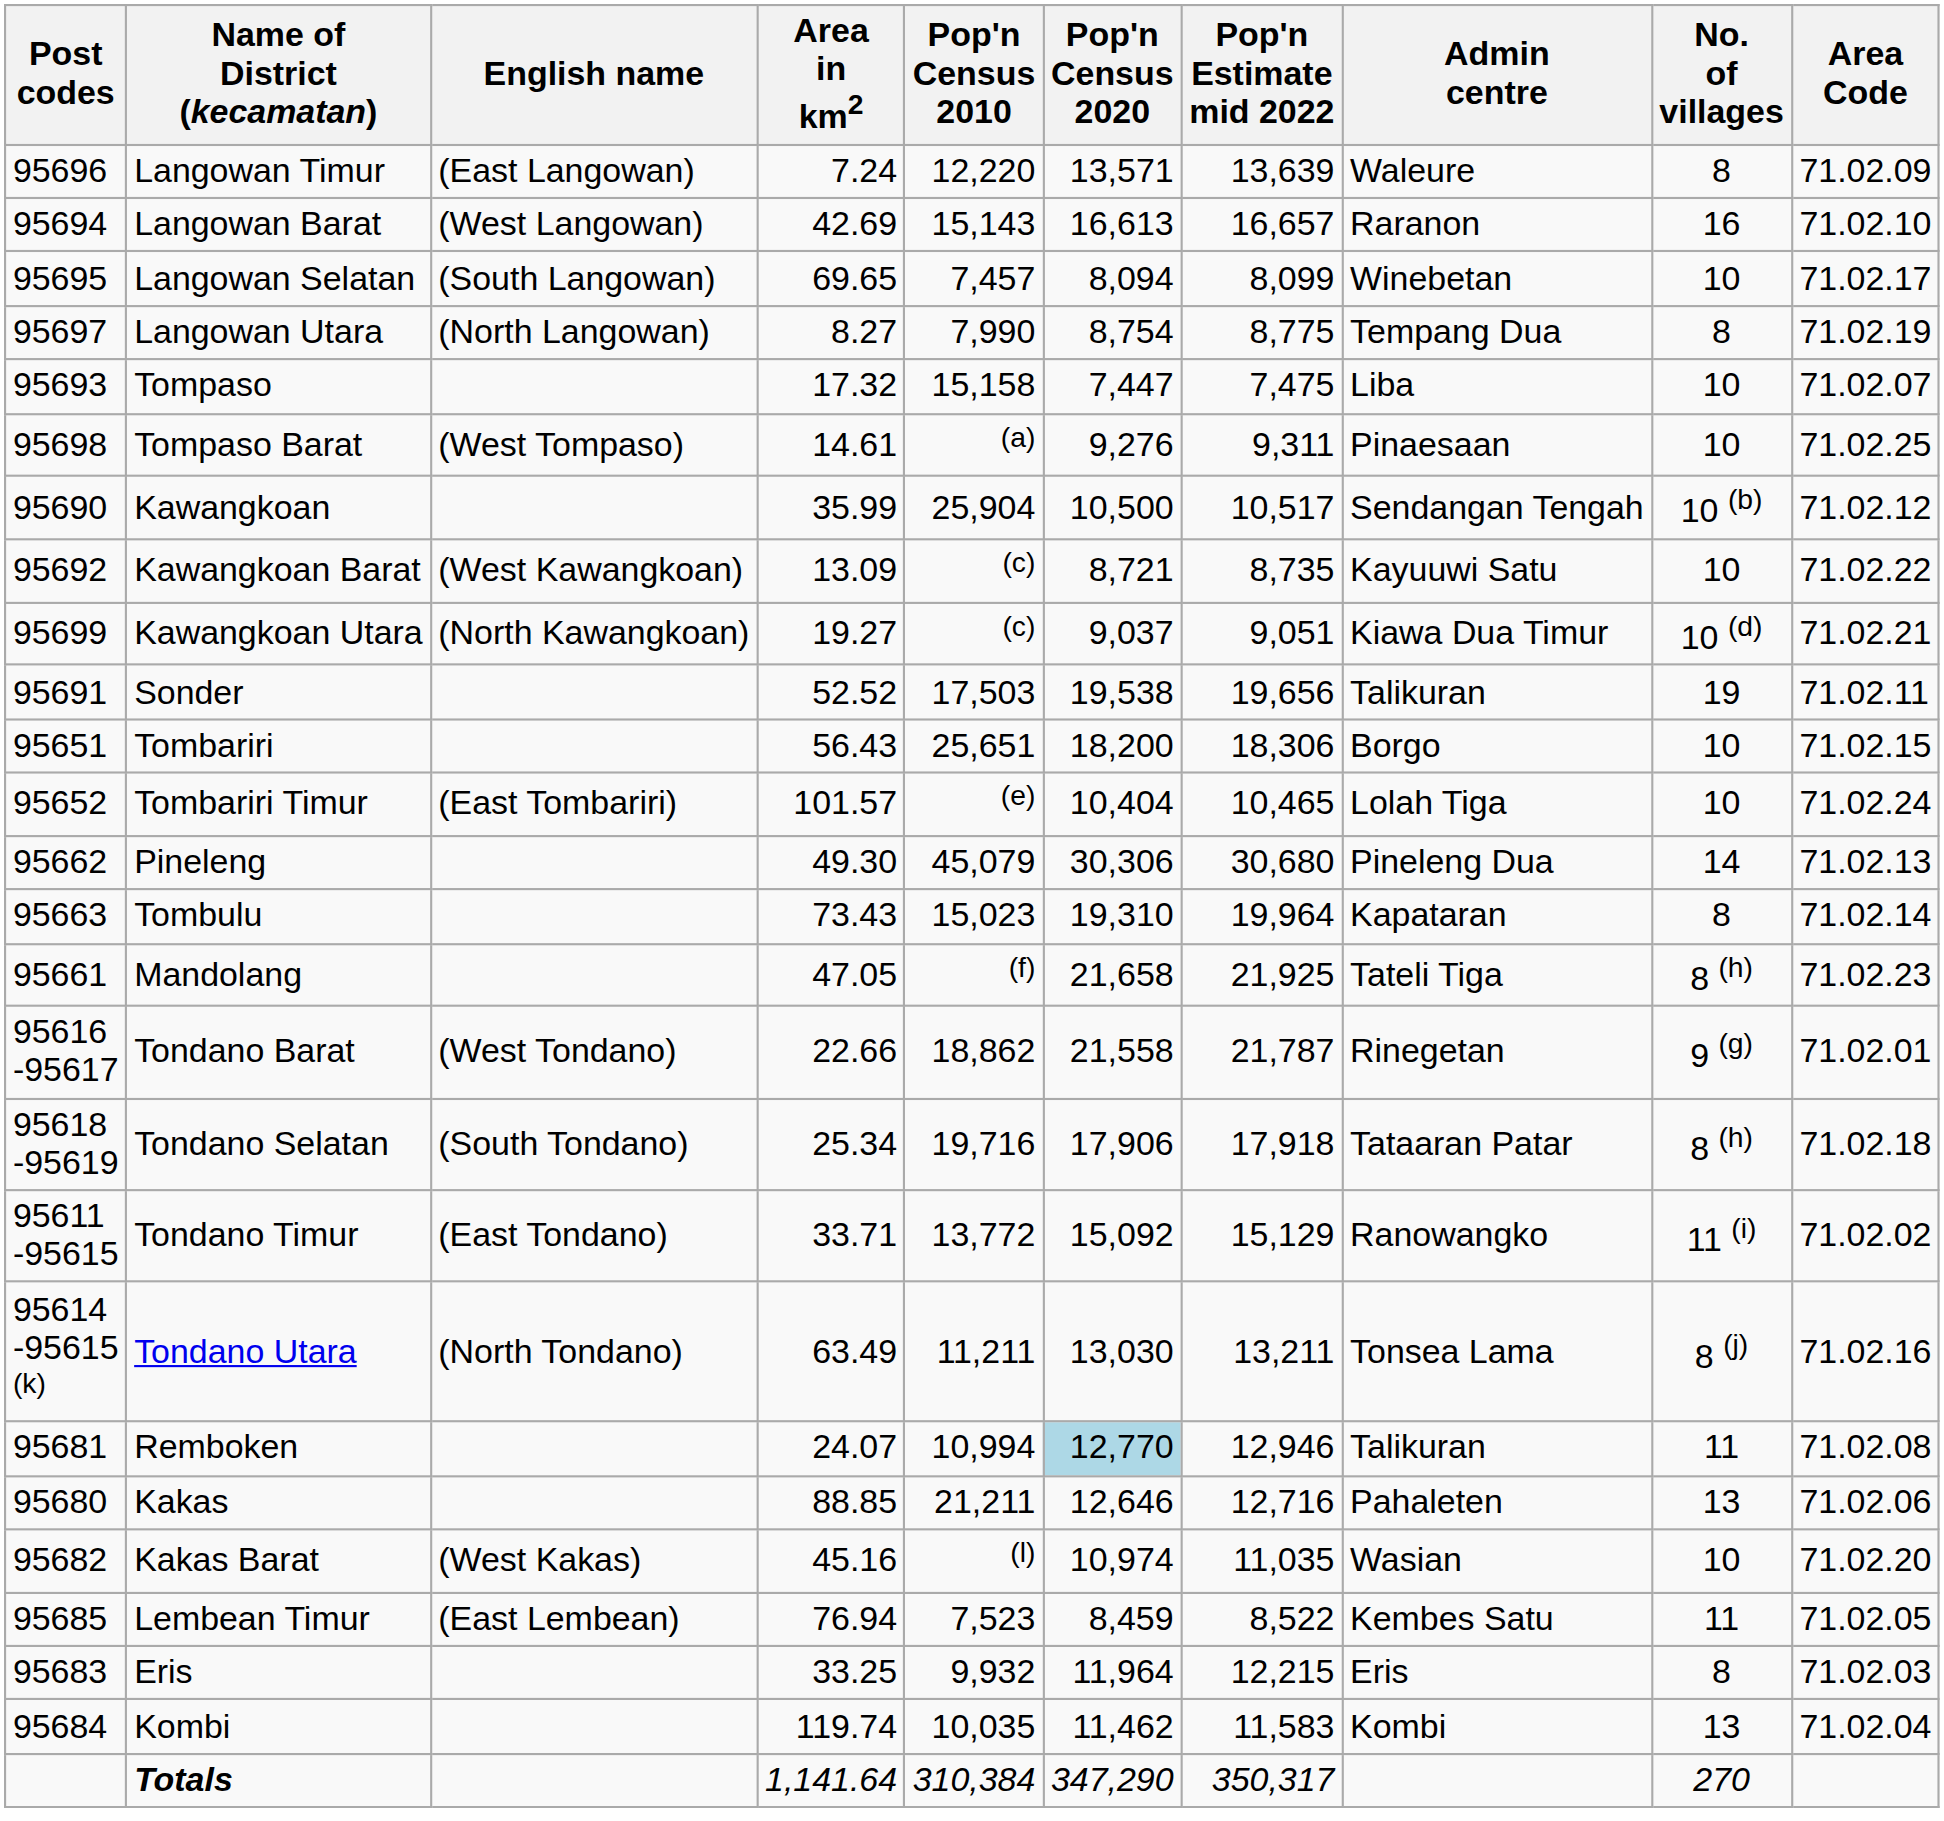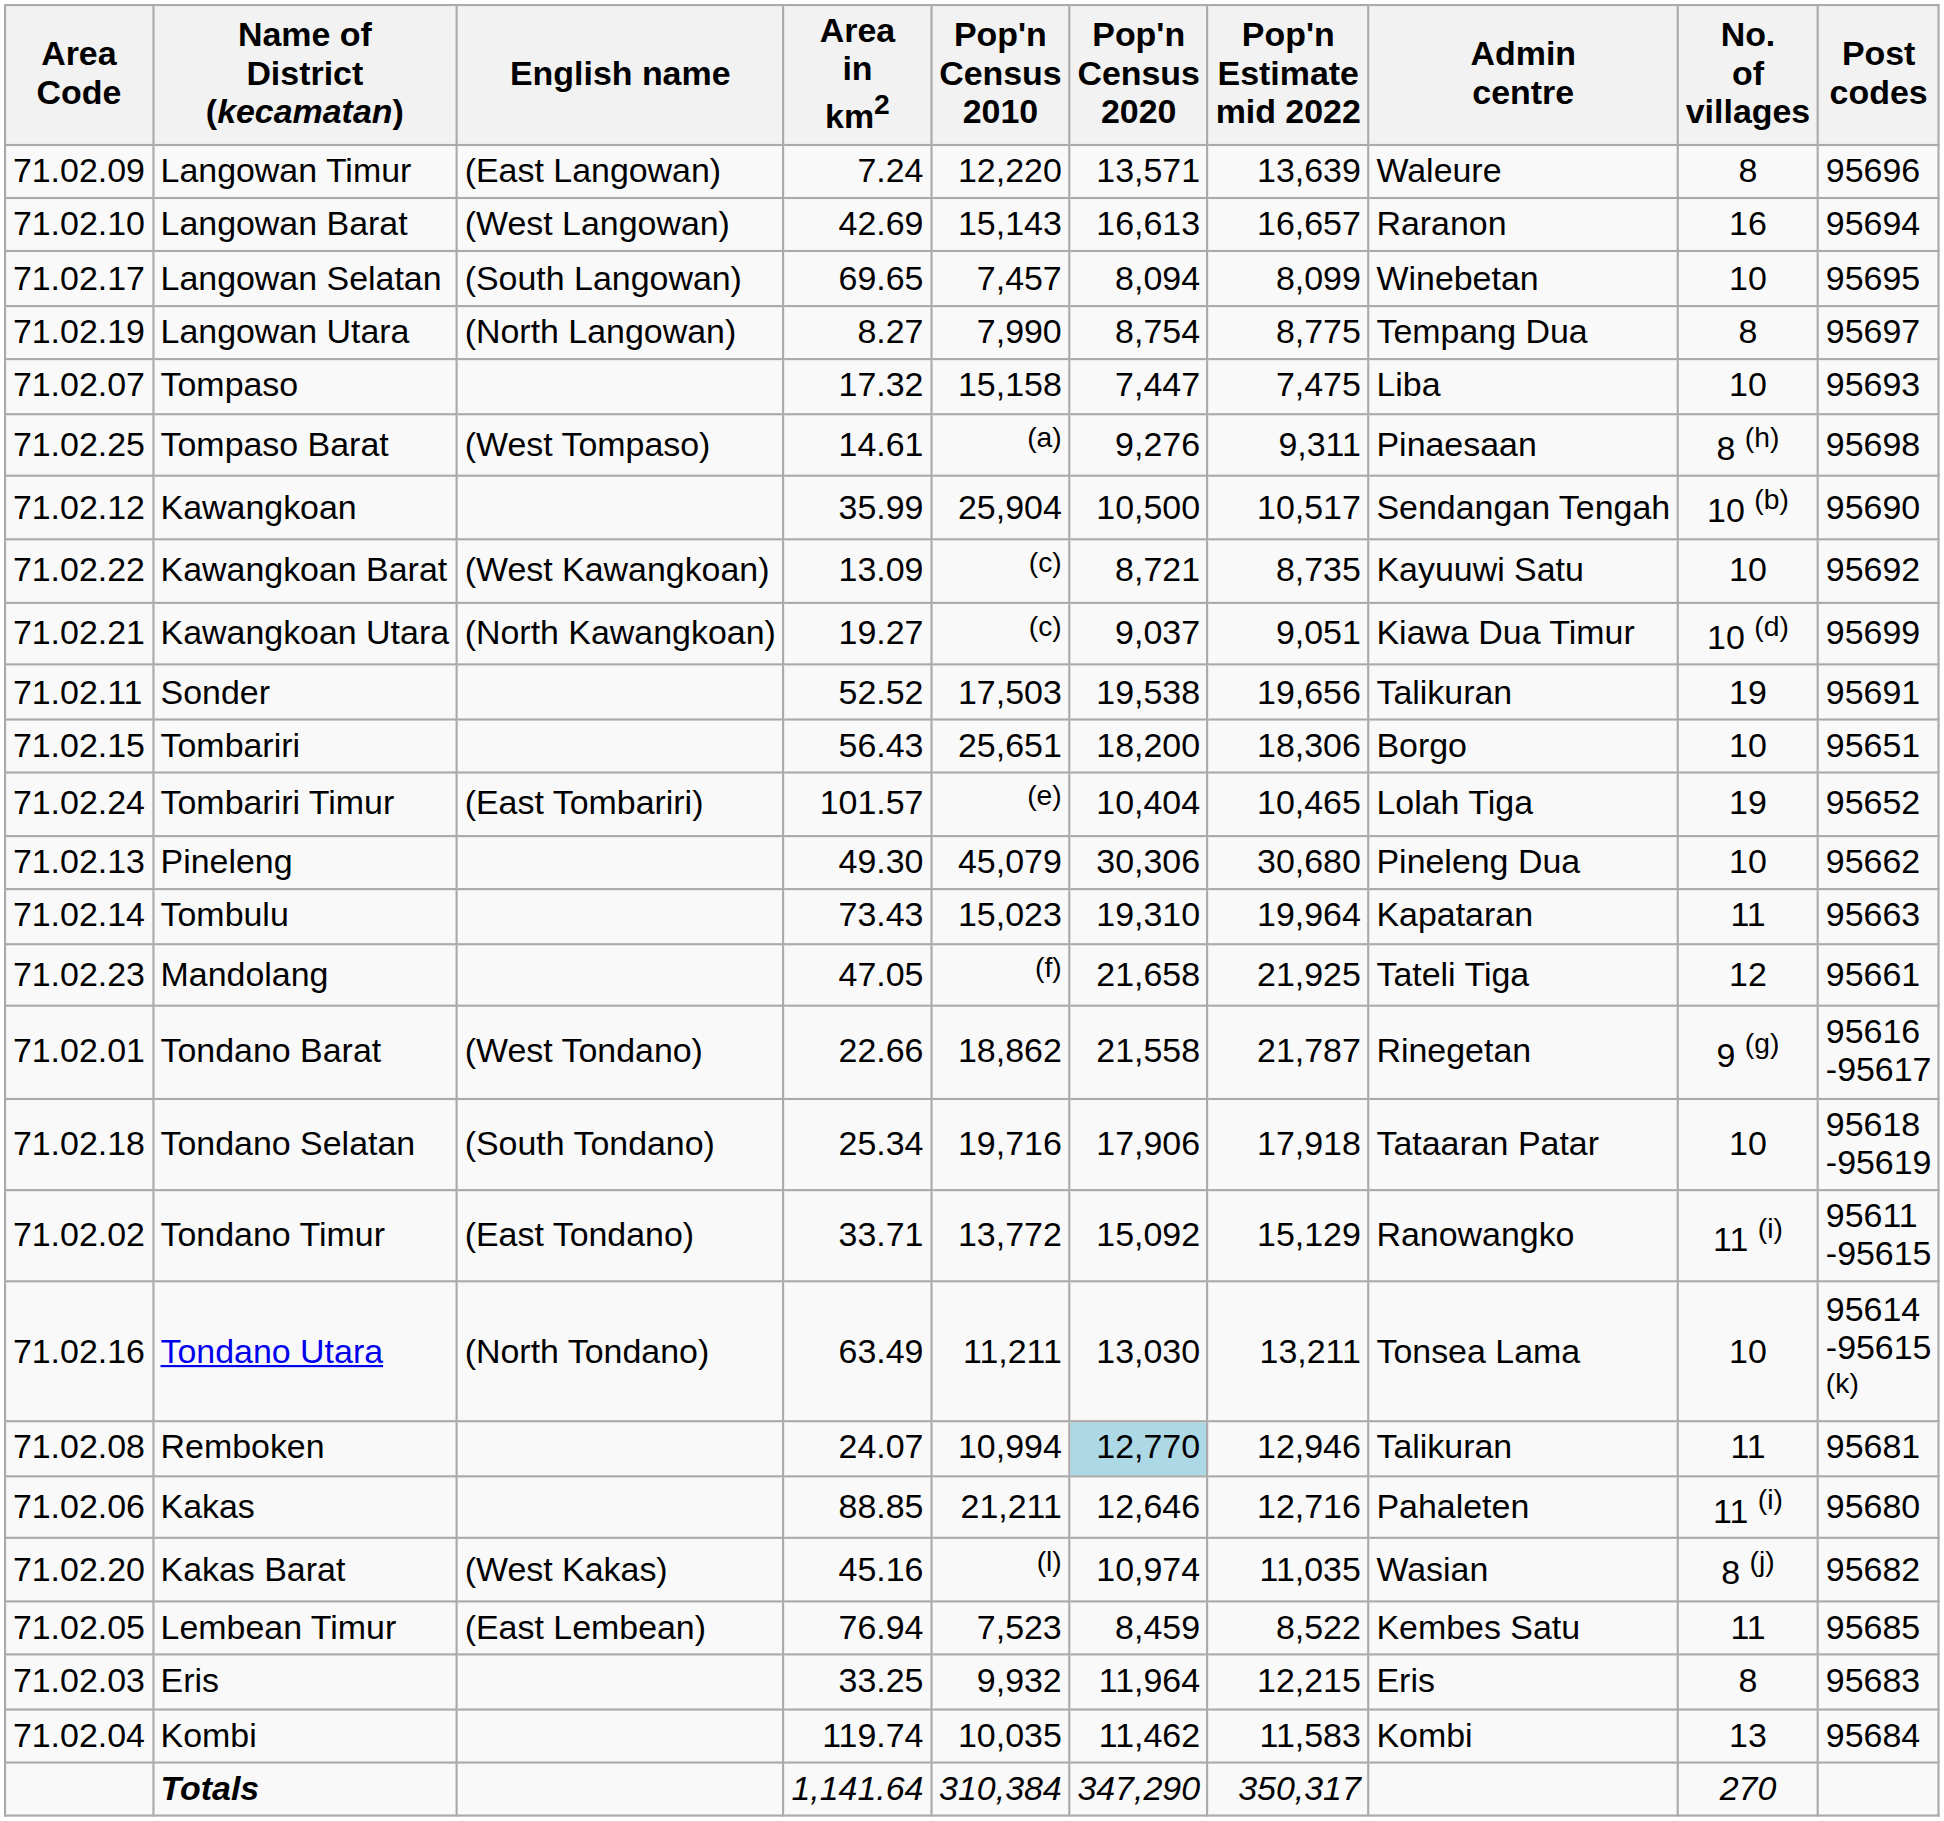columns swapped: (1865, 74) <-> (66, 74)
(1722, 444) 10 -> (1748, 444) 8 (h)
(1722, 803) 10 -> (1748, 803) 19
(1722, 862) 14 -> (1748, 862) 10
(1722, 915) 8 -> (1748, 915) 11
(1722, 974) 8 (h) -> (1748, 974) 12
(1722, 1143) 8 (h) -> (1748, 1143) 10
(1722, 1351) 8 (j) -> (1748, 1351) 10
(1722, 1501) 13 -> (1748, 1506) 11 (i)
(1722, 1559) 10 -> (1748, 1569) 8 (j)
